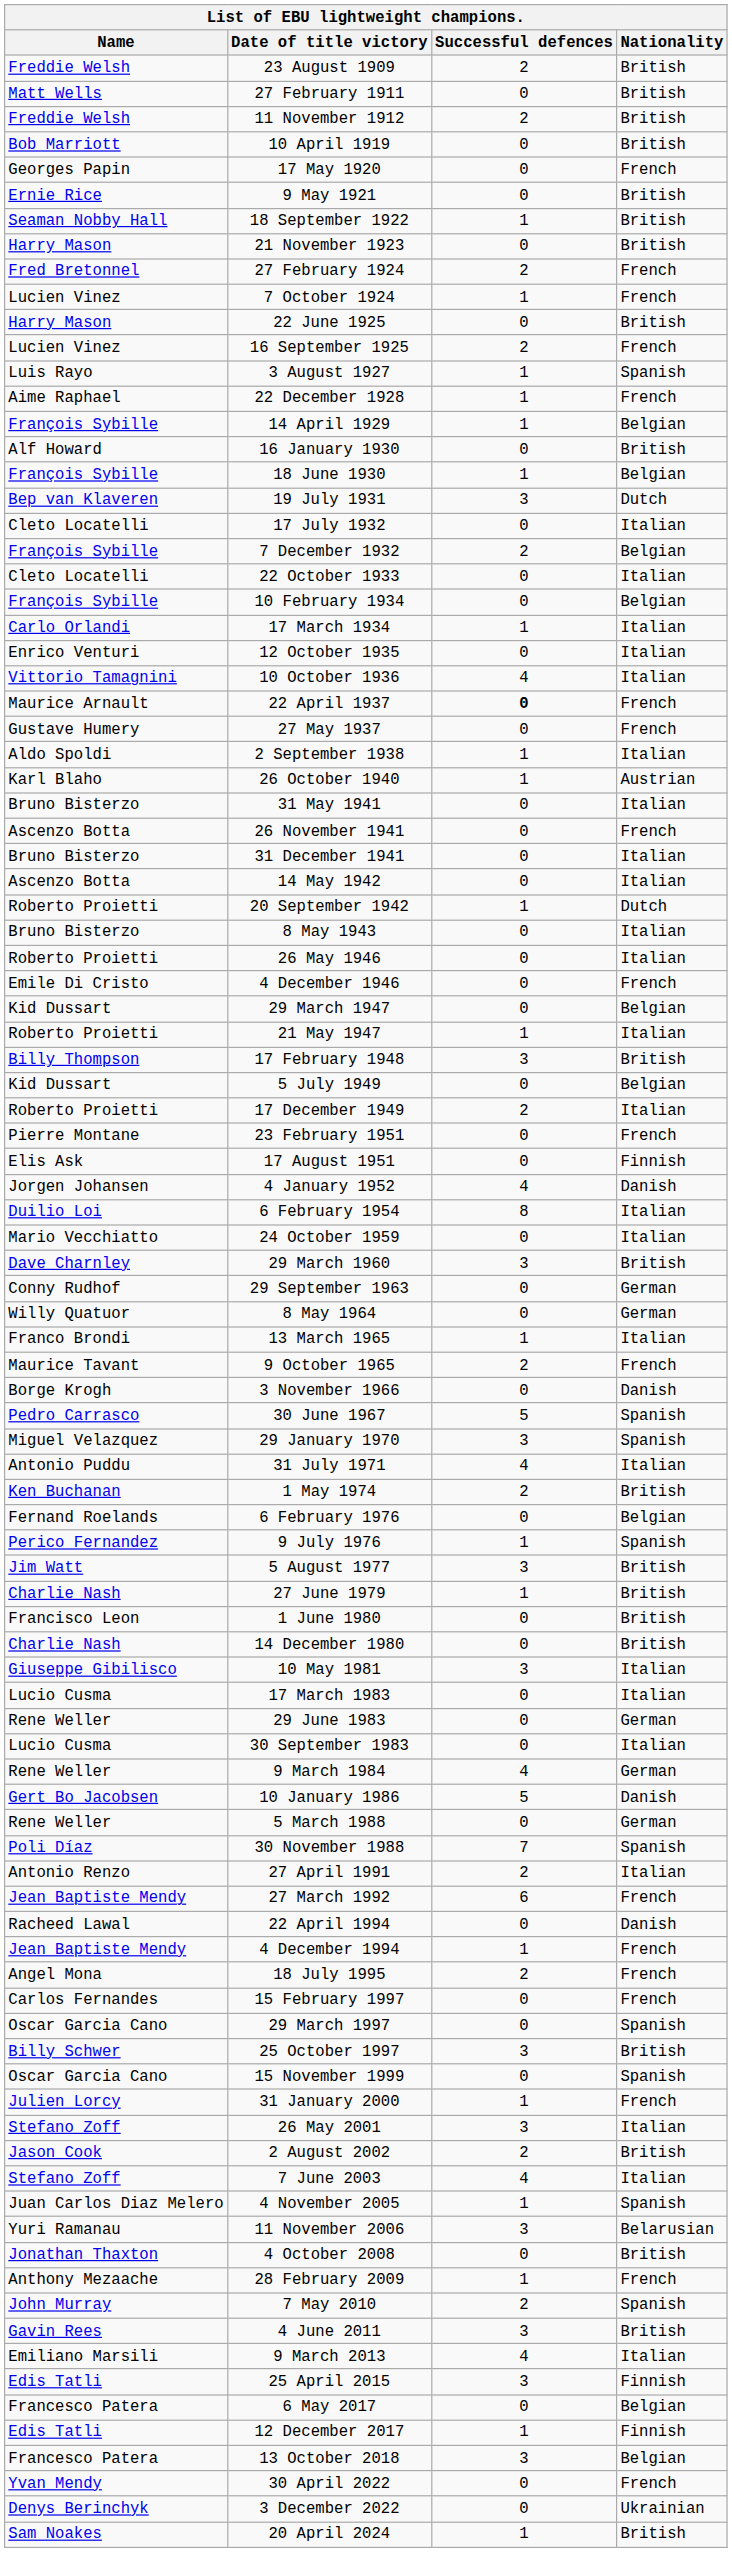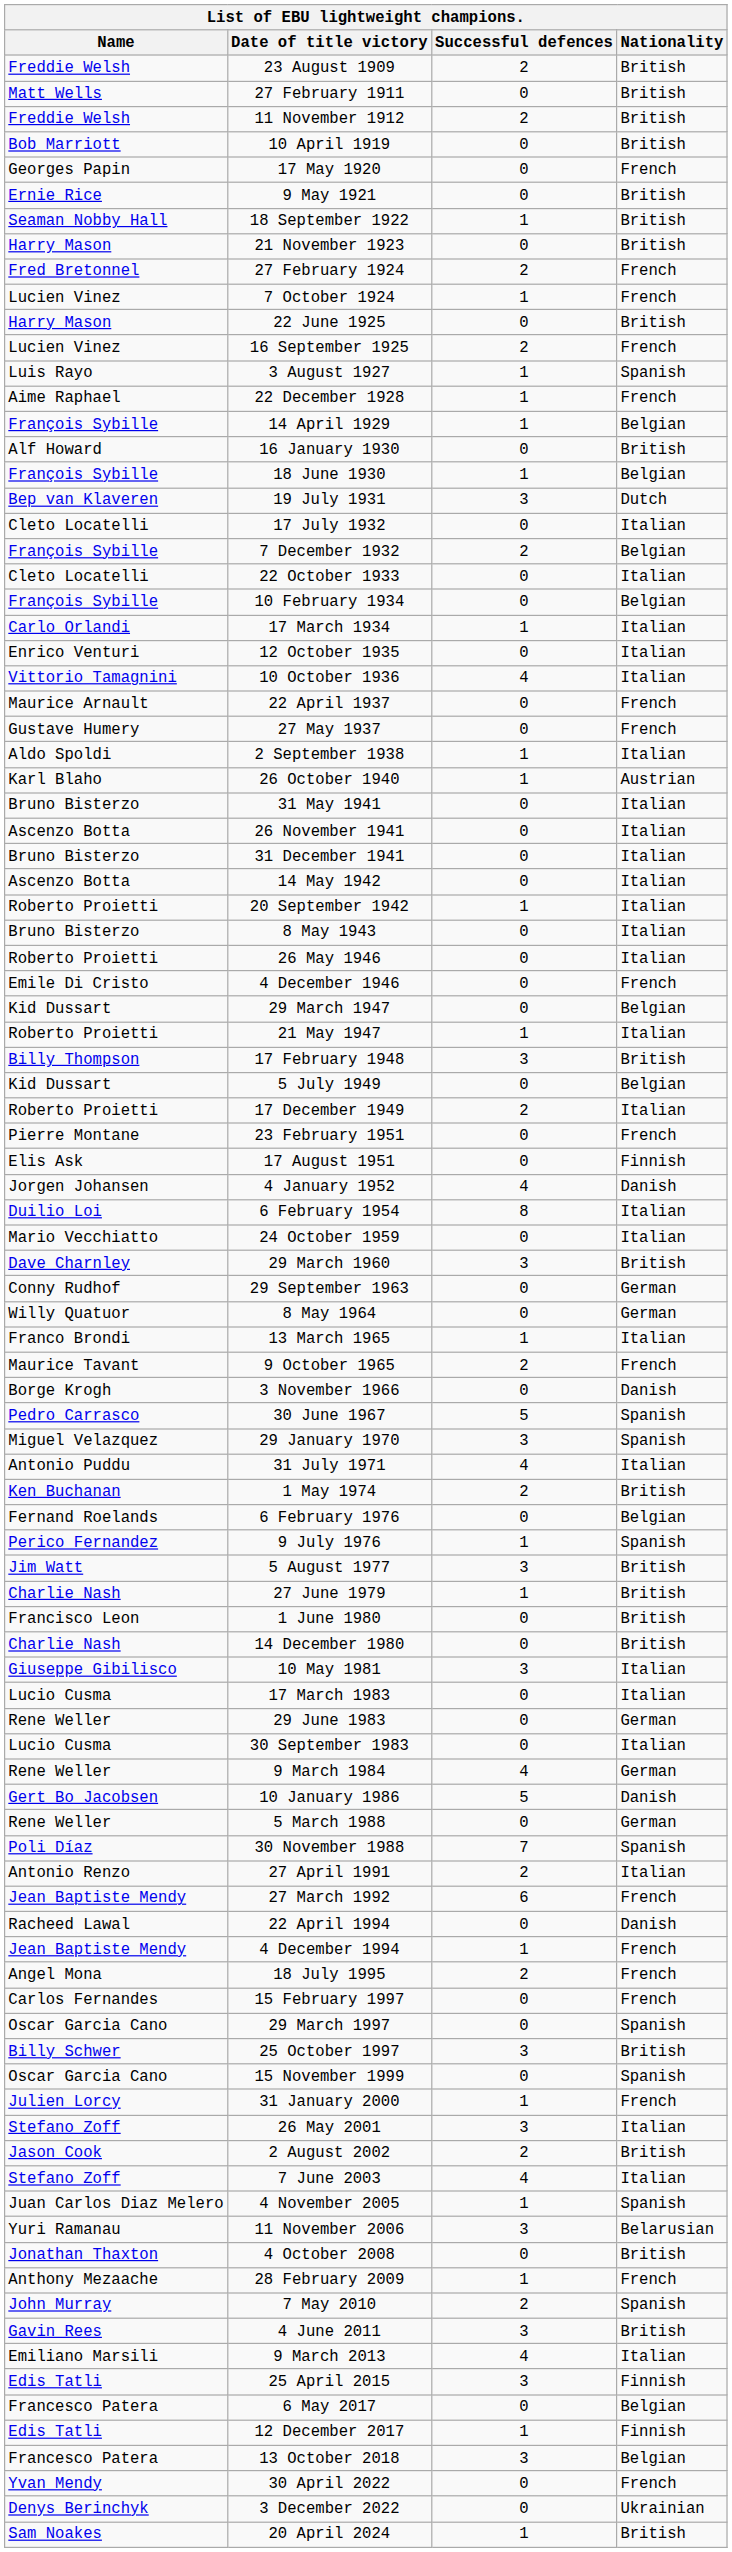(524, 704) bold -> (524, 704) normal
(648, 831) French -> (653, 831) Italian
(644, 907) Dutch -> (653, 907) Italian
